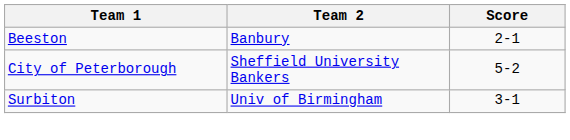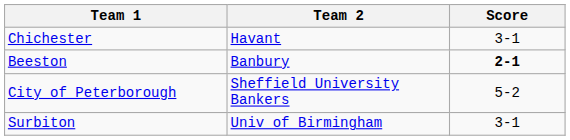+ row: (50, 39)
(507, 39) normal -> (507, 62) bold
